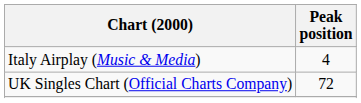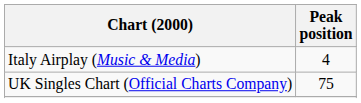(326, 84) 72 -> (326, 84) 75
